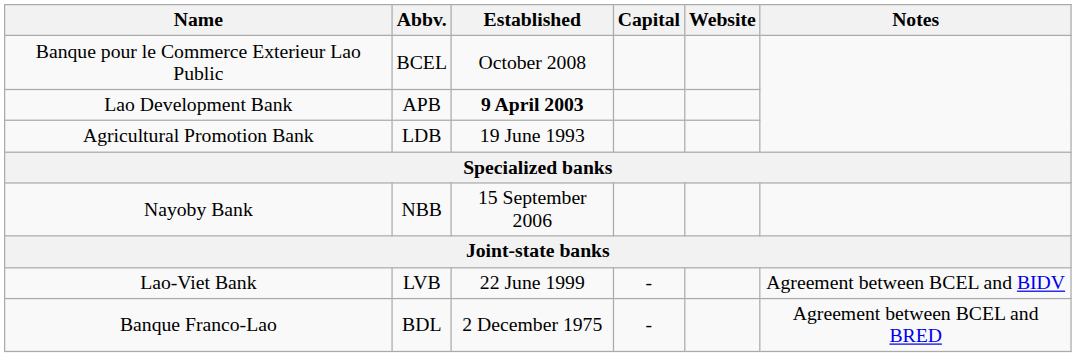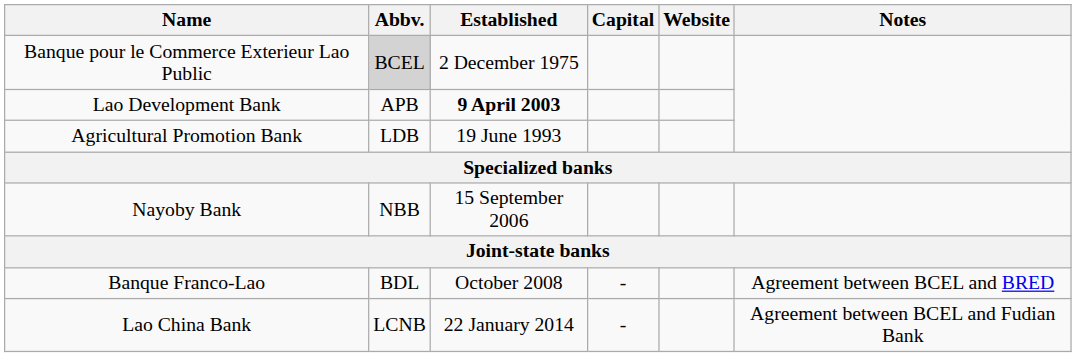(422, 62) no background -> (400, 62) lightgrey background
(532, 62) October 2008 -> (509, 62) 2 December 1975
- row: (198, 282)
(532, 325) 2 December 1975 -> (509, 282) October 2008
+ row: (187, 325)
